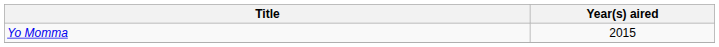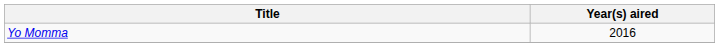(623, 33) 2015 -> (623, 33) 2016
